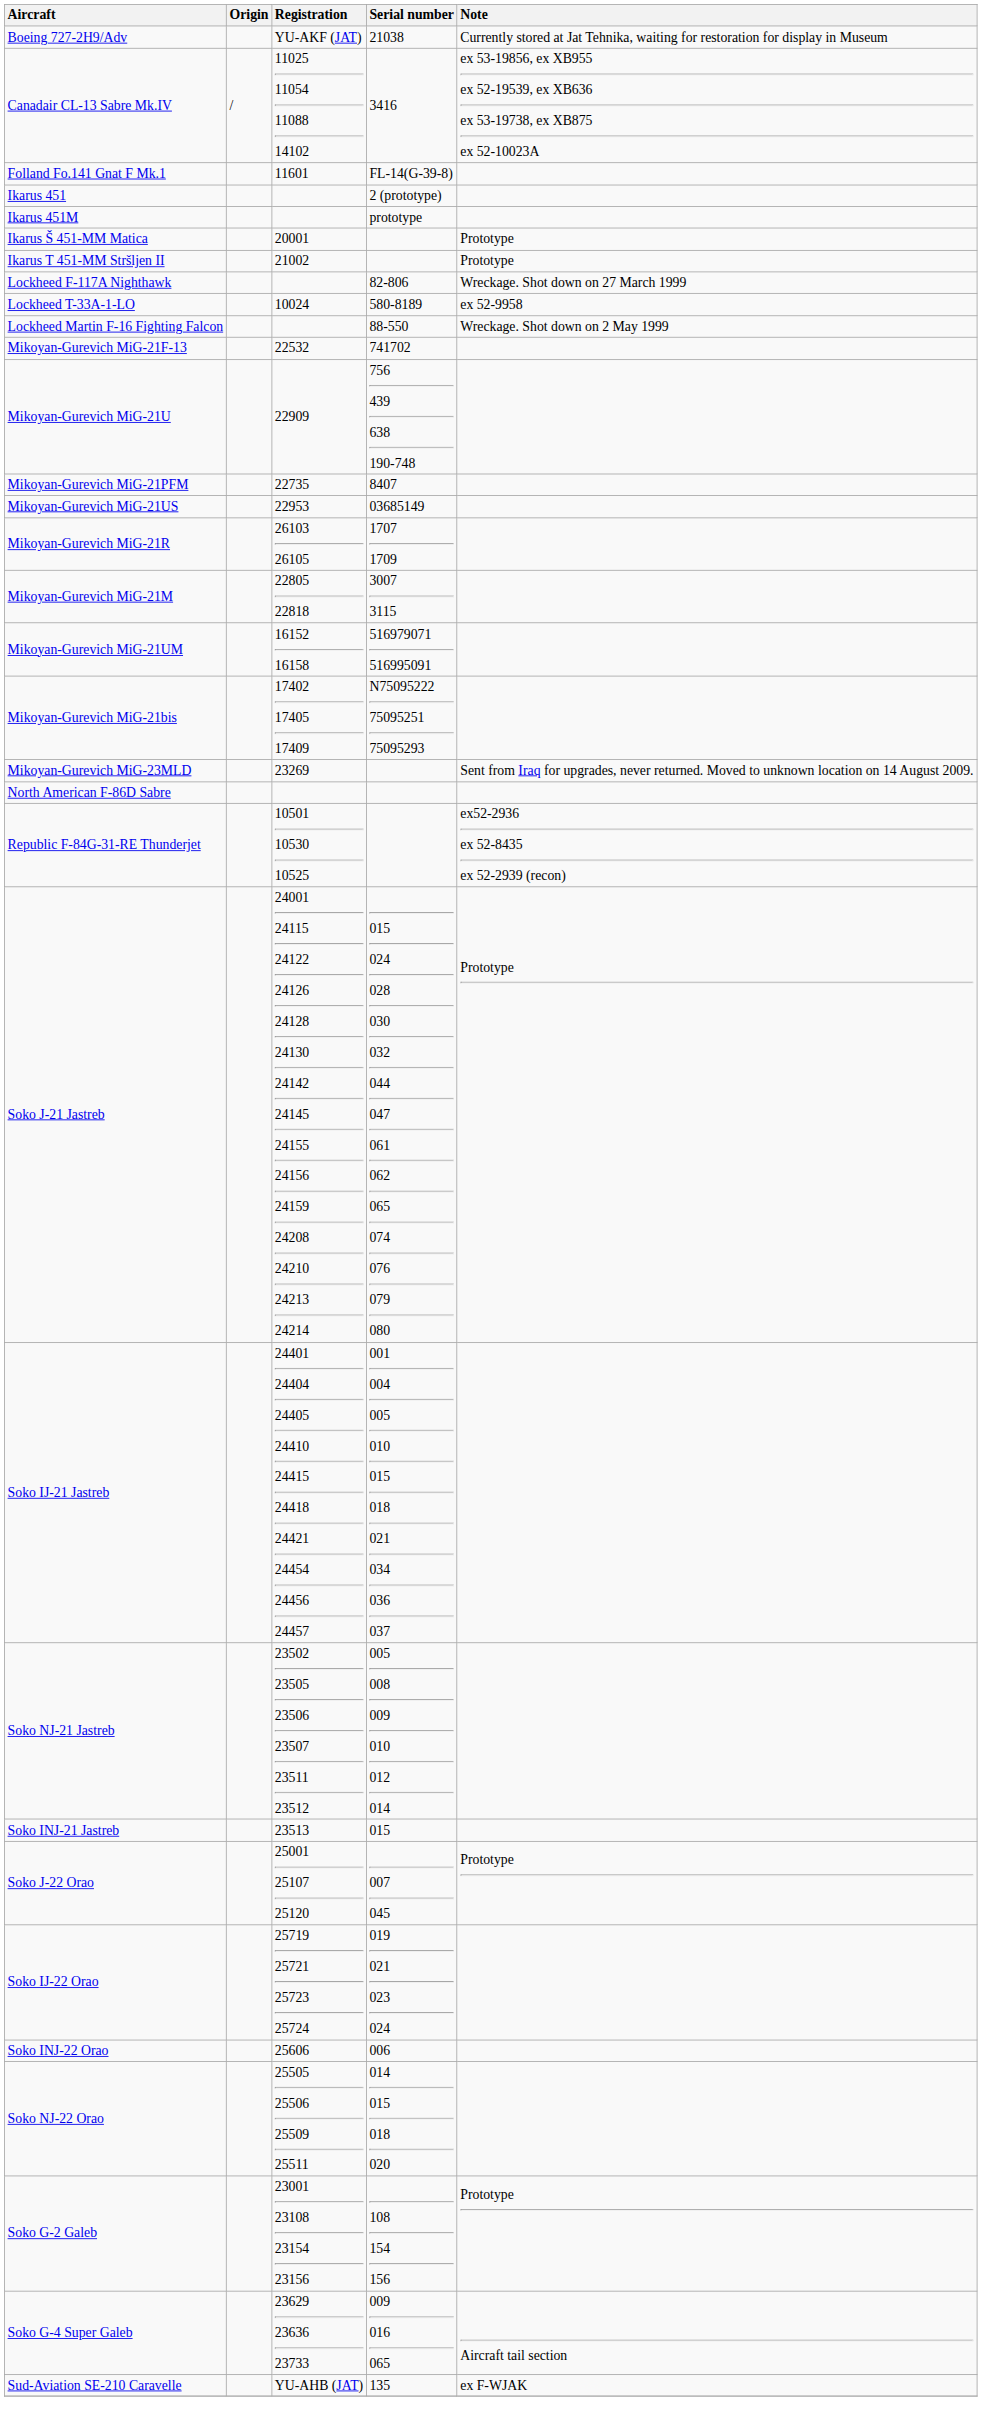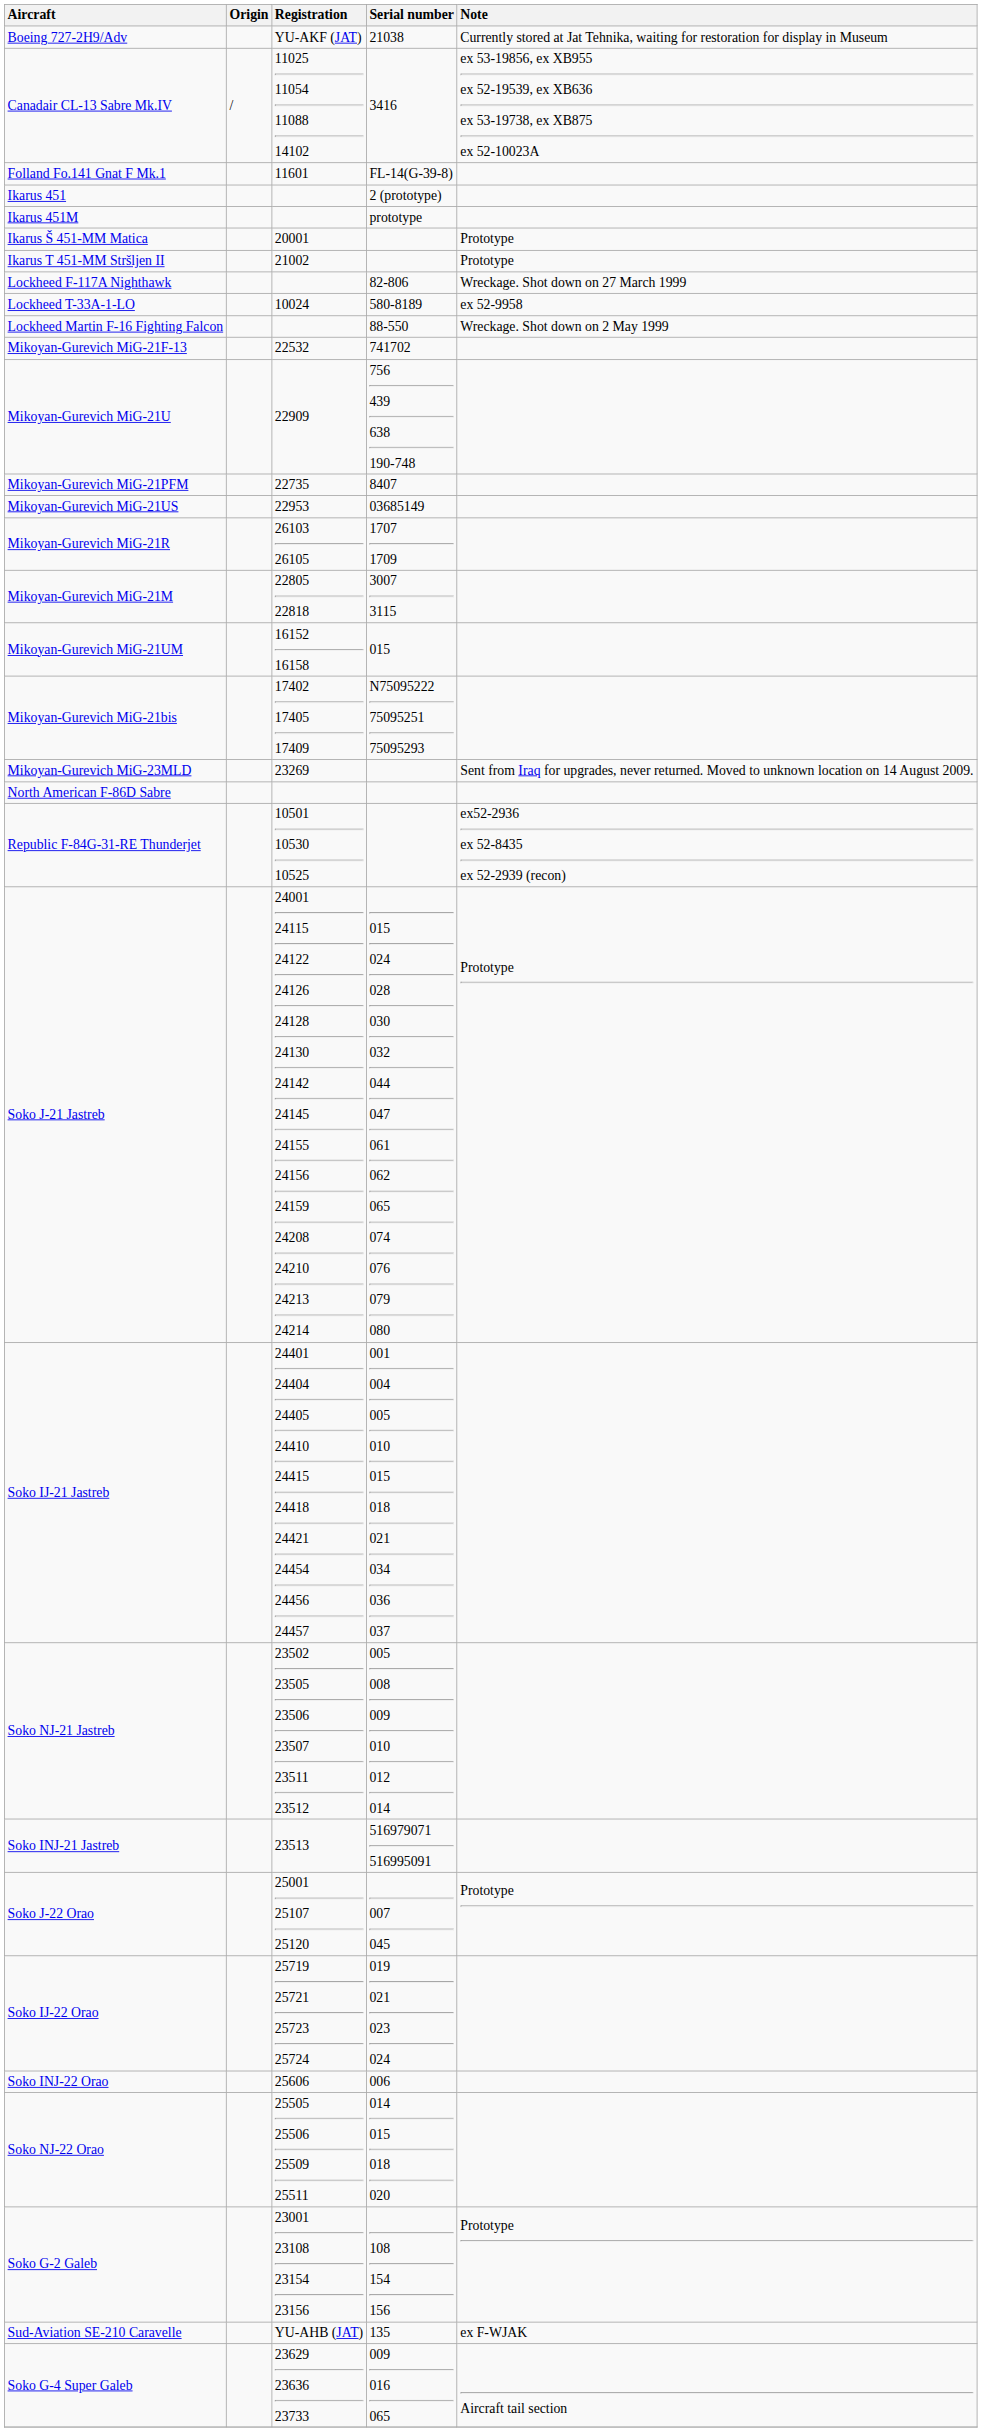(412, 649) 516979071 516995091 -> (380, 649) 015
(380, 1830) 015 -> (412, 1845) 516979071 516995091
rows swapped: (70, 2332) <-> (95, 2385)
